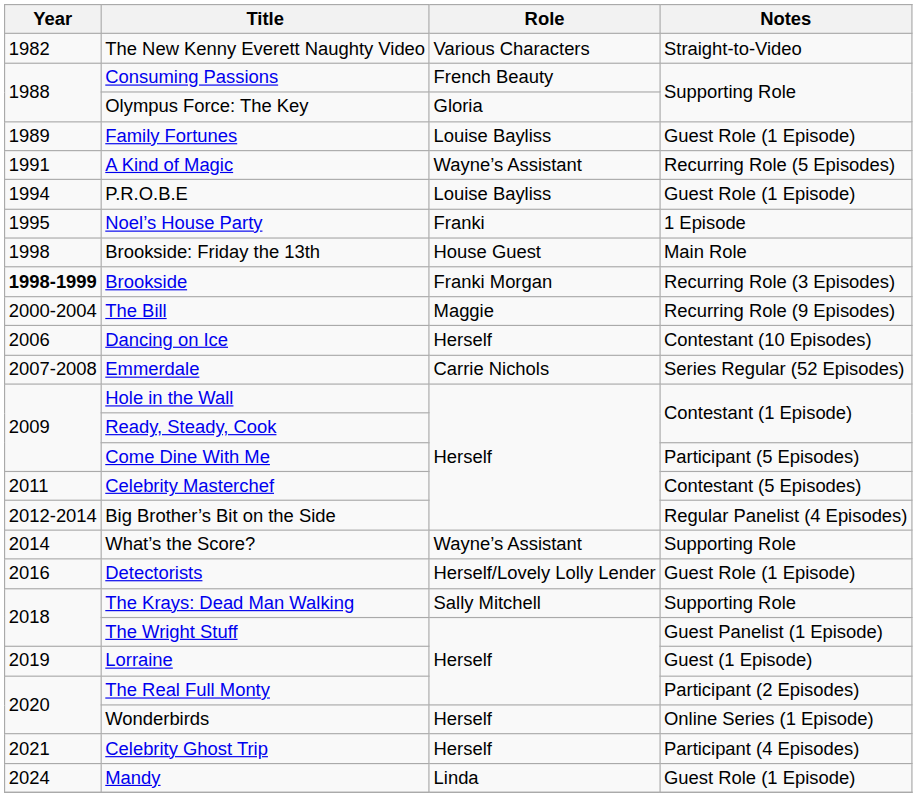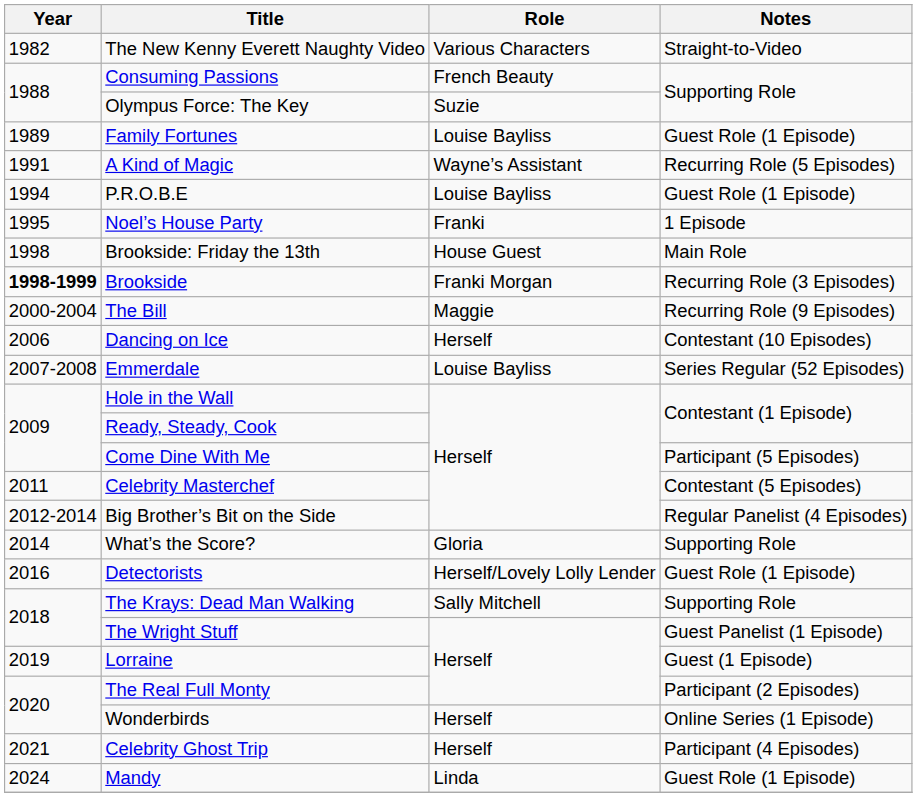(458, 106) Gloria -> (457, 106) Suzie
(491, 369) Carrie Nichols -> (492, 369) Louise Bayliss
(508, 544) Wayne’s Assistant -> (458, 544) Gloria
